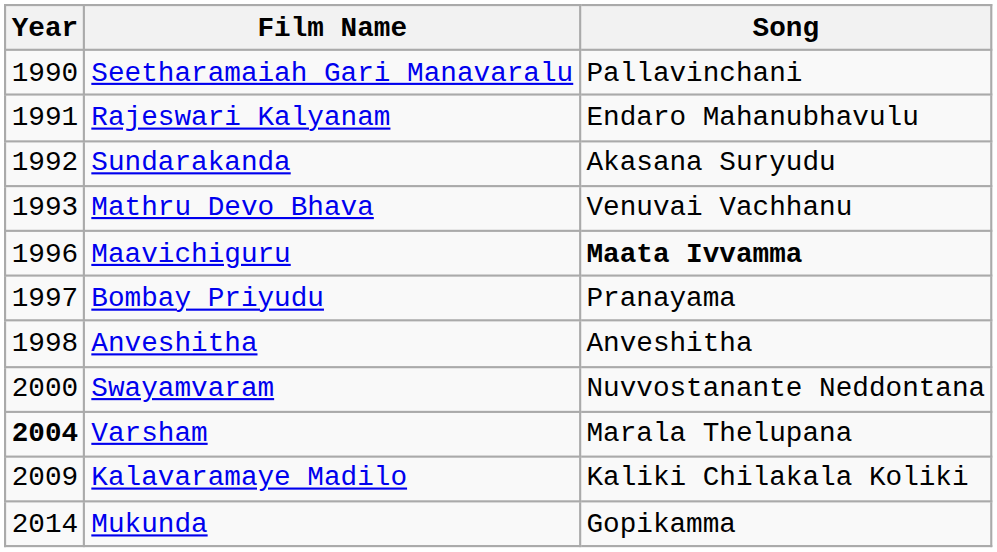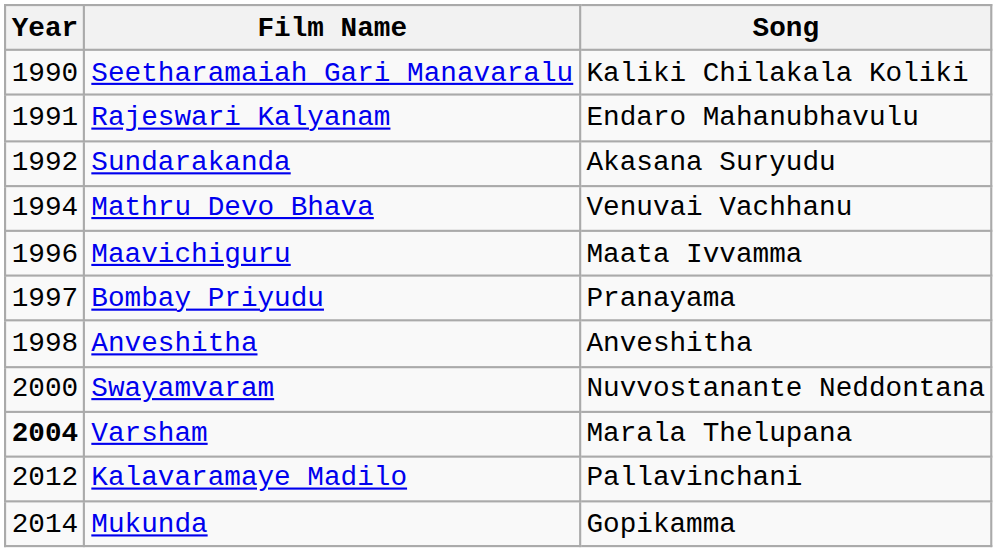(694, 73) Pallavinchani -> (778, 73) Kaliki Chilakala Koliki
(45, 208) 1993 -> (45, 208) 1994
(694, 253) bold -> (694, 253) normal
(45, 479) 2009 -> (45, 479) 2012
(778, 479) Kaliki Chilakala Koliki -> (694, 479) Pallavinchani
